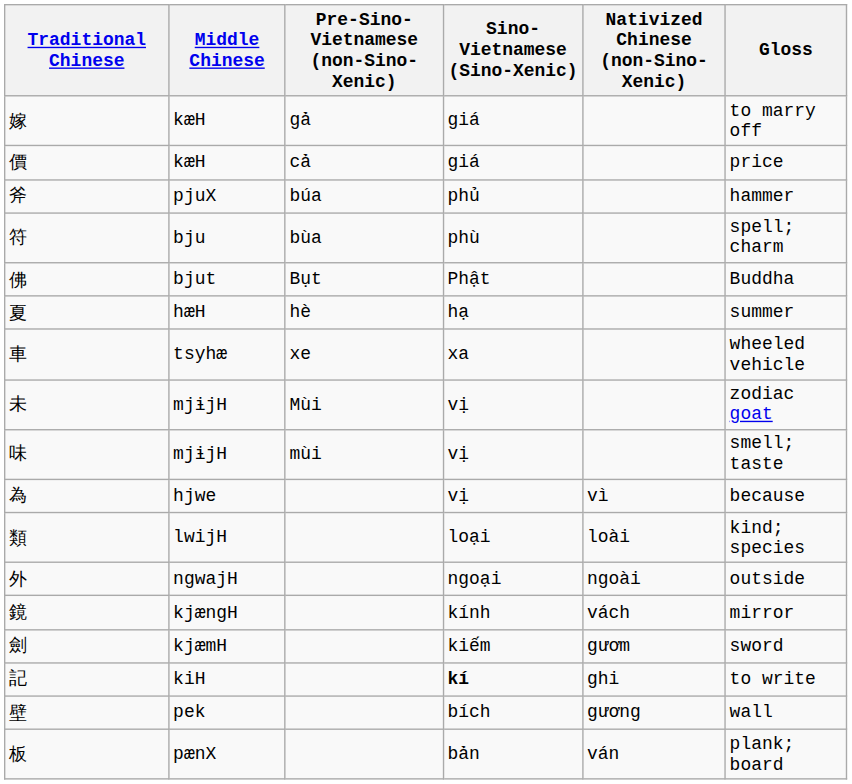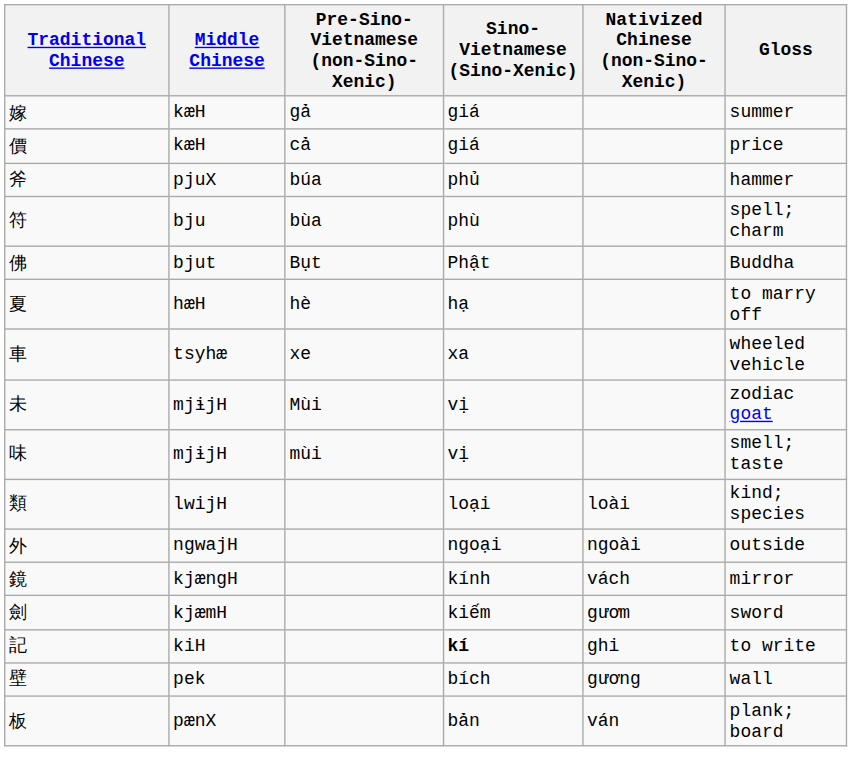(773, 121) to marry off -> (762, 113) summer
(762, 313) summer -> (773, 304) to marry off
- row: (18, 497)
